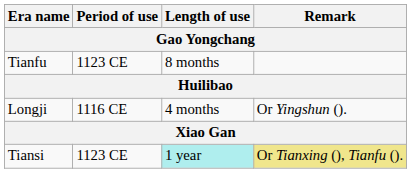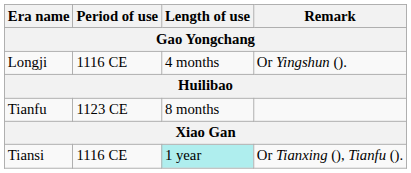rows swapped: (27, 109) <-> (27, 62)
(102, 156) 1123 CE -> (102, 156) 1116 CE
(330, 156) khaki background -> (330, 156) no background
